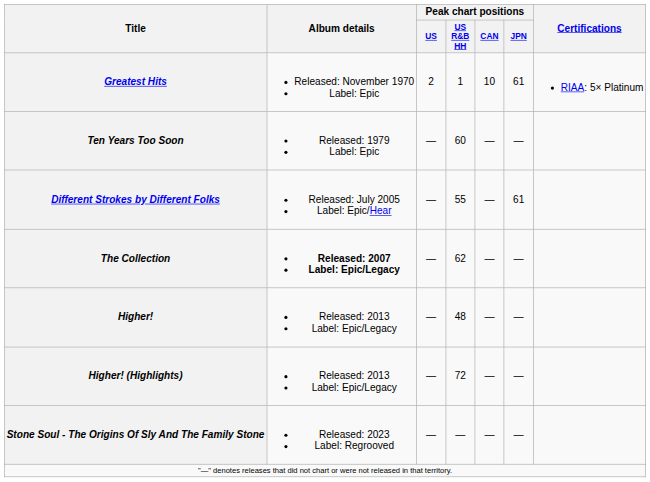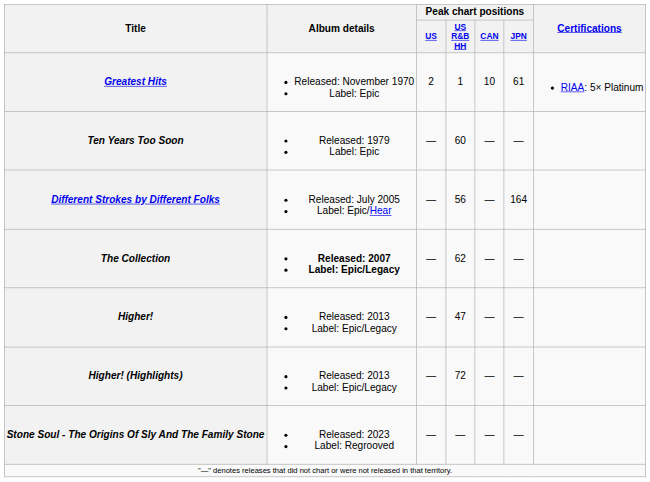(460, 199) 55 -> (460, 199) 56
(519, 199) 61 -> (519, 199) 164
(460, 317) 48 -> (460, 317) 47
